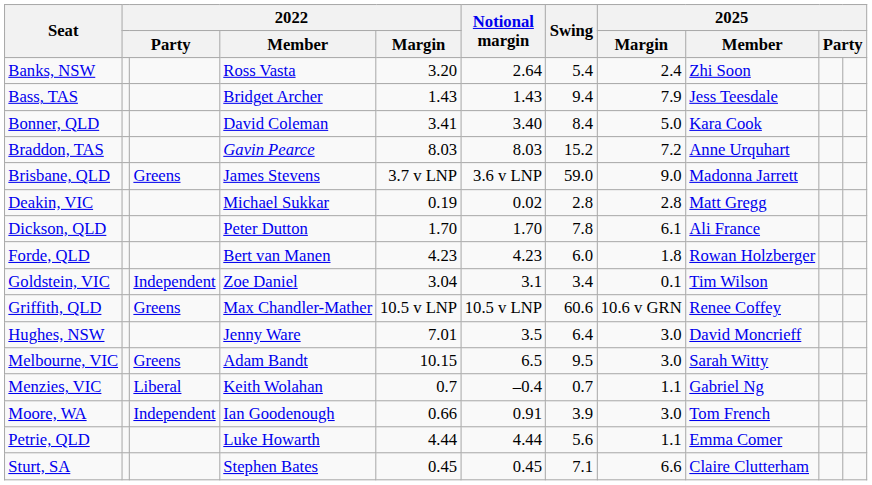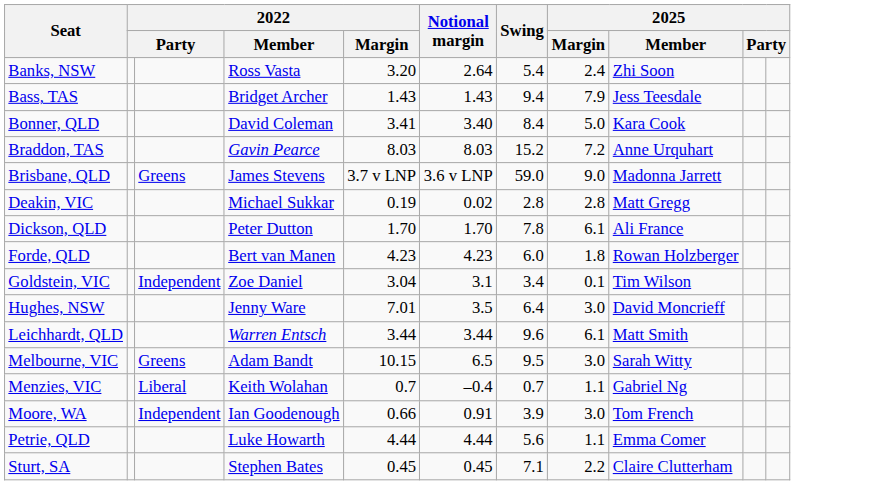- row: (55, 307)
+ row: (66, 334)
(671, 466) 6.6 -> (595, 466) 2.2
